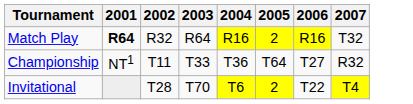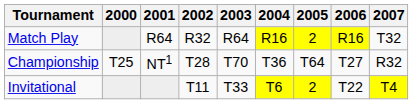+ column: (121, 15)
(121, 38) bold -> (159, 38) normal
(159, 62) T11 -> (198, 62) T28
(198, 62) T33 -> (236, 62) T70
(159, 87) T28 -> (198, 87) T11
(198, 87) T70 -> (236, 87) T33
